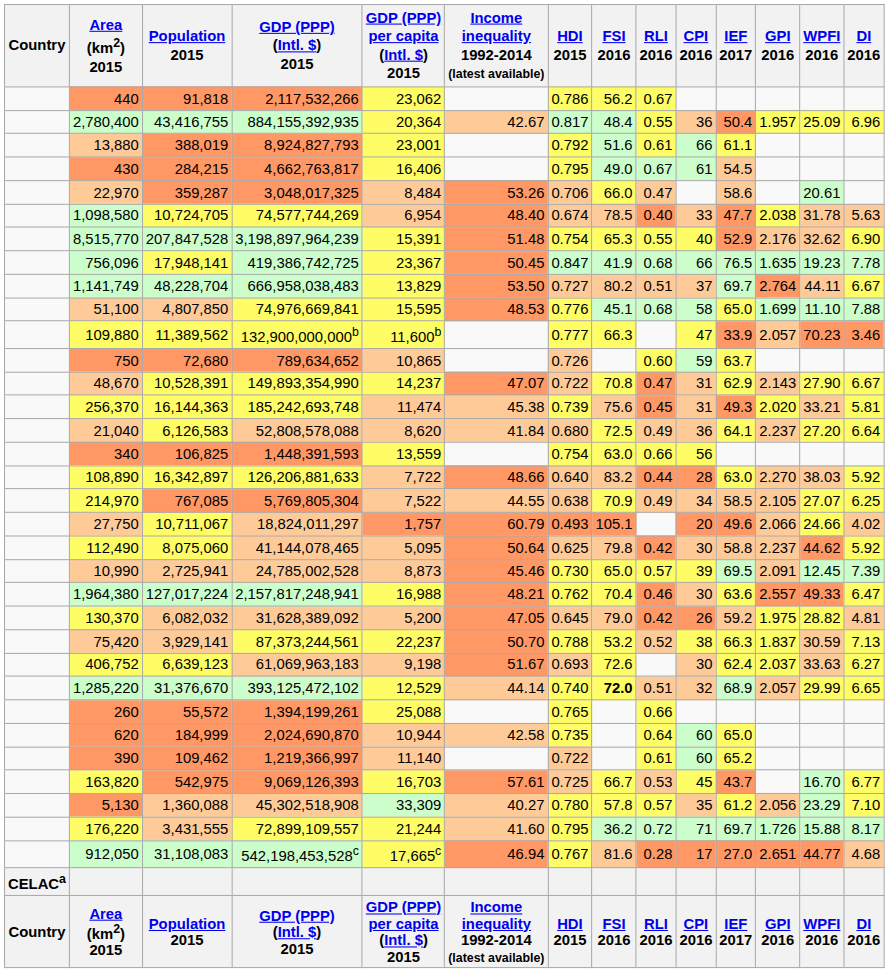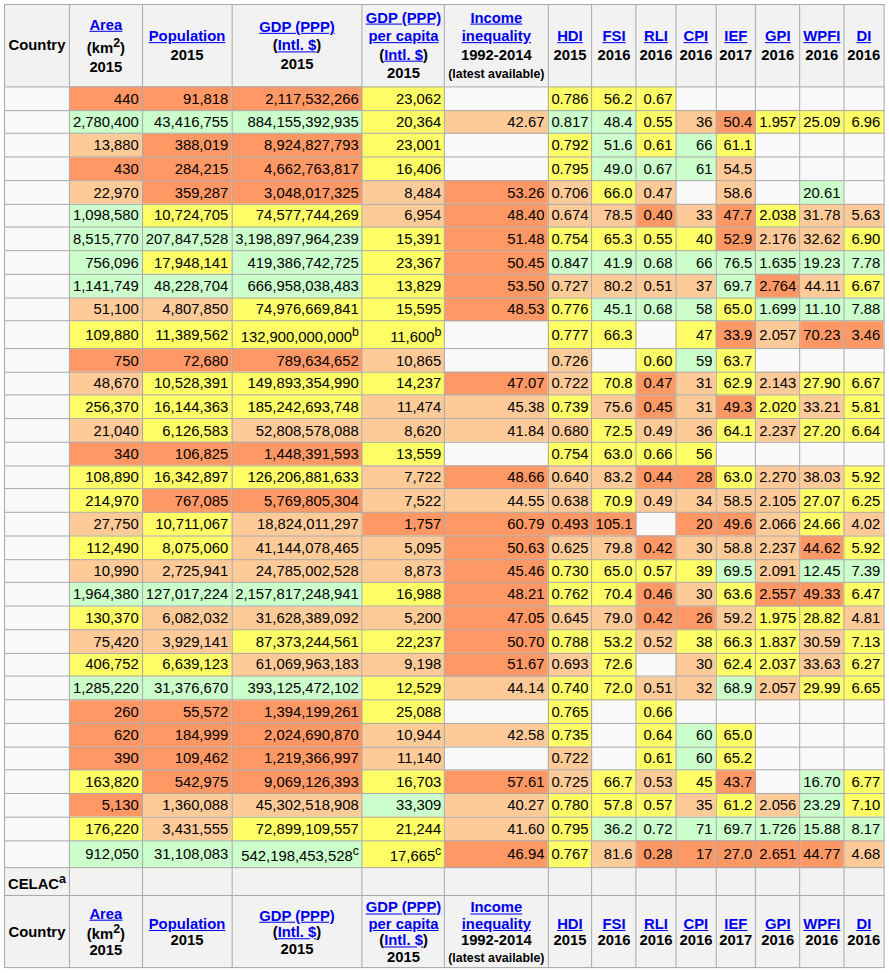(526, 548) 50.64 -> (526, 548) 50.63
(618, 688) bold -> (618, 688) normal
